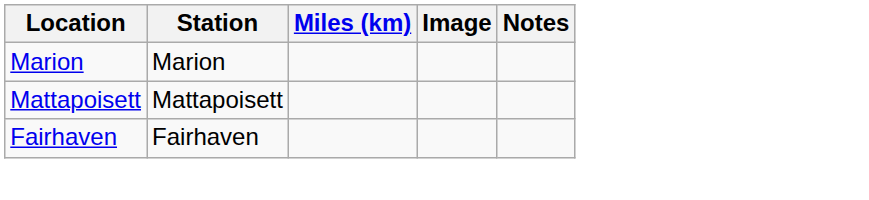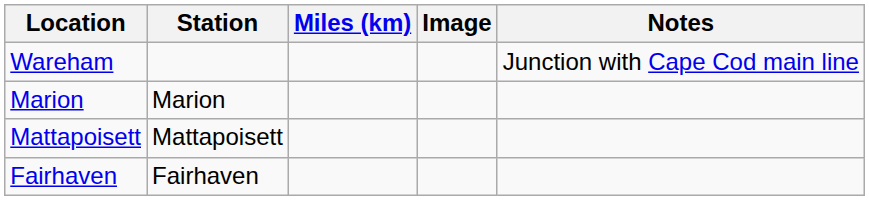+ row: (62, 61)
